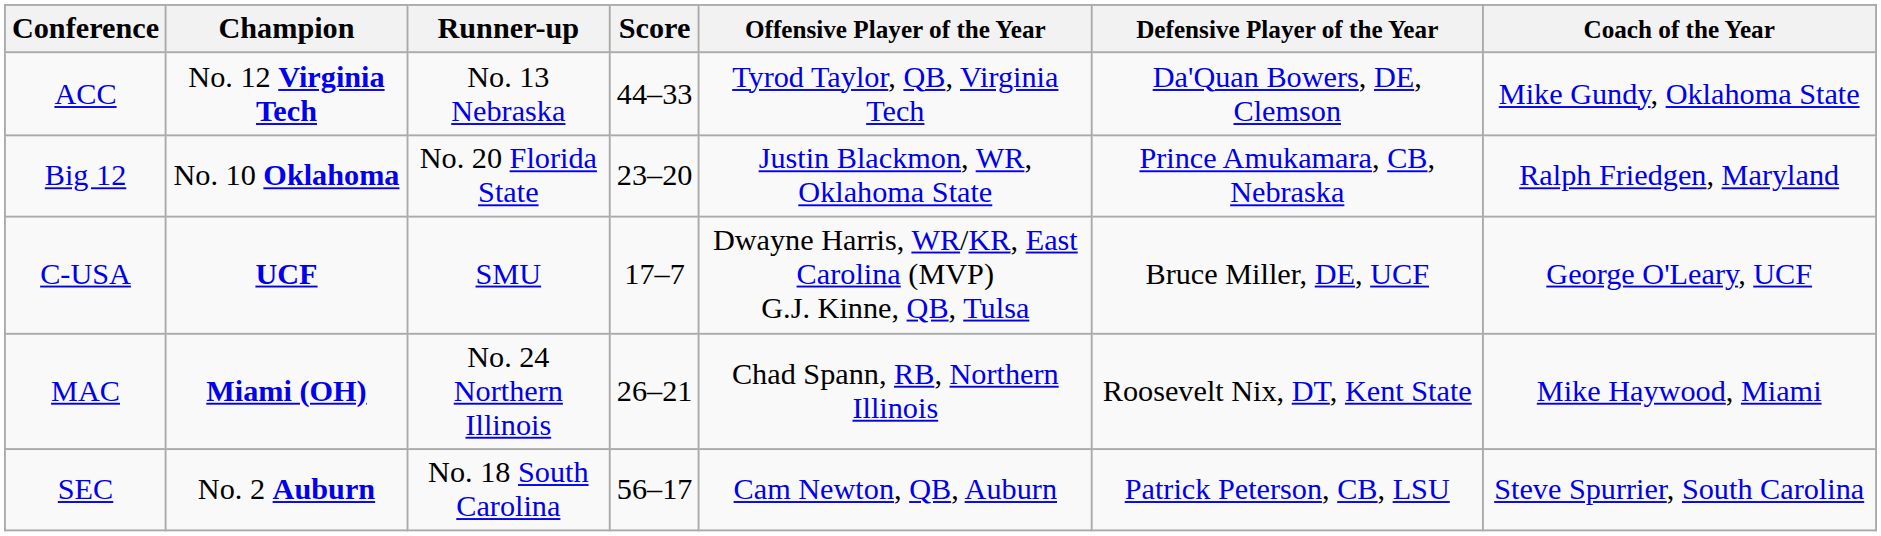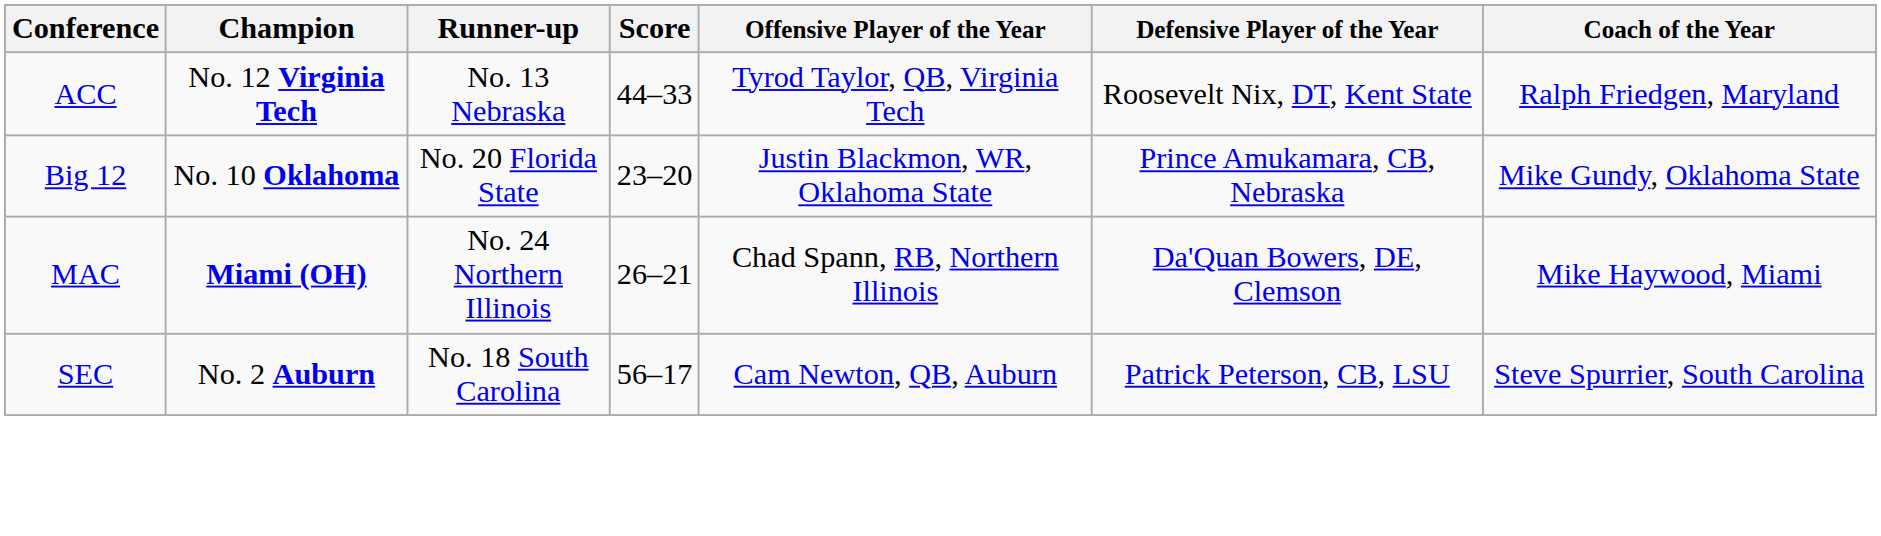(1287, 93) Da'Quan Bowers, DE, Clemson -> (1287, 93) Roosevelt Nix, DT, Kent State
(1679, 93) Mike Gundy, Oklahoma State -> (1679, 93) Ralph Friedgen, Maryland
(1679, 175) Ralph Friedgen, Maryland -> (1679, 175) Mike Gundy, Oklahoma State
- row: (86, 274)
(1287, 390) Roosevelt Nix, DT, Kent State -> (1287, 274) Da'Quan Bowers, DE, Clemson
